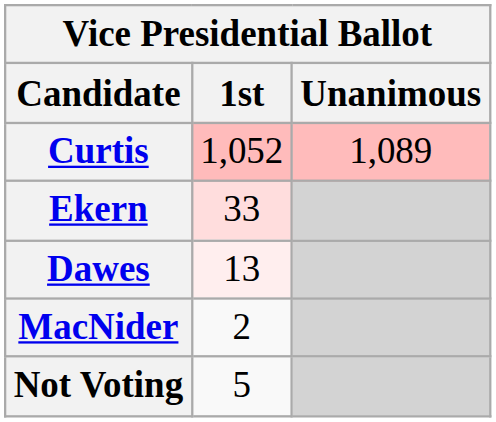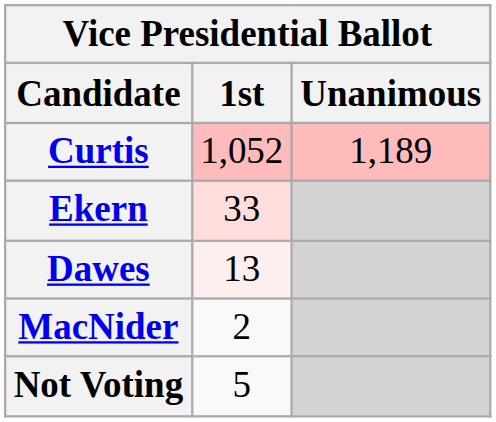(391, 151) 1,089 -> (391, 151) 1,189
